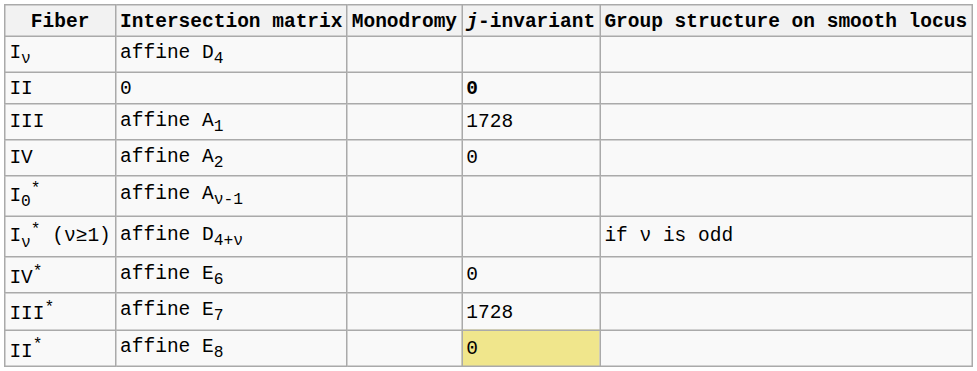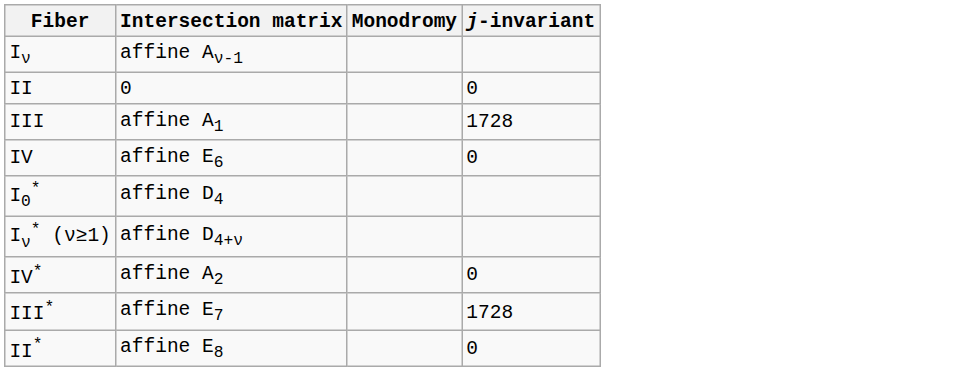- column: (786, 21)
(172, 54) affine D4 -> (182, 54) affine Aν-1
(472, 88) bold -> (472, 88) normal
(172, 157) affine A2 -> (172, 157) affine E6
(182, 196) affine Aν-1 -> (172, 196) affine D4
(172, 275) affine E6 -> (172, 275) affine A2
(472, 349) khaki background -> (472, 349) no background
